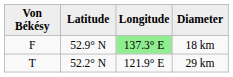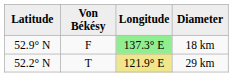columns swapped: (32, 20) <-> (88, 20)
(144, 63) no background -> (144, 63) khaki background
